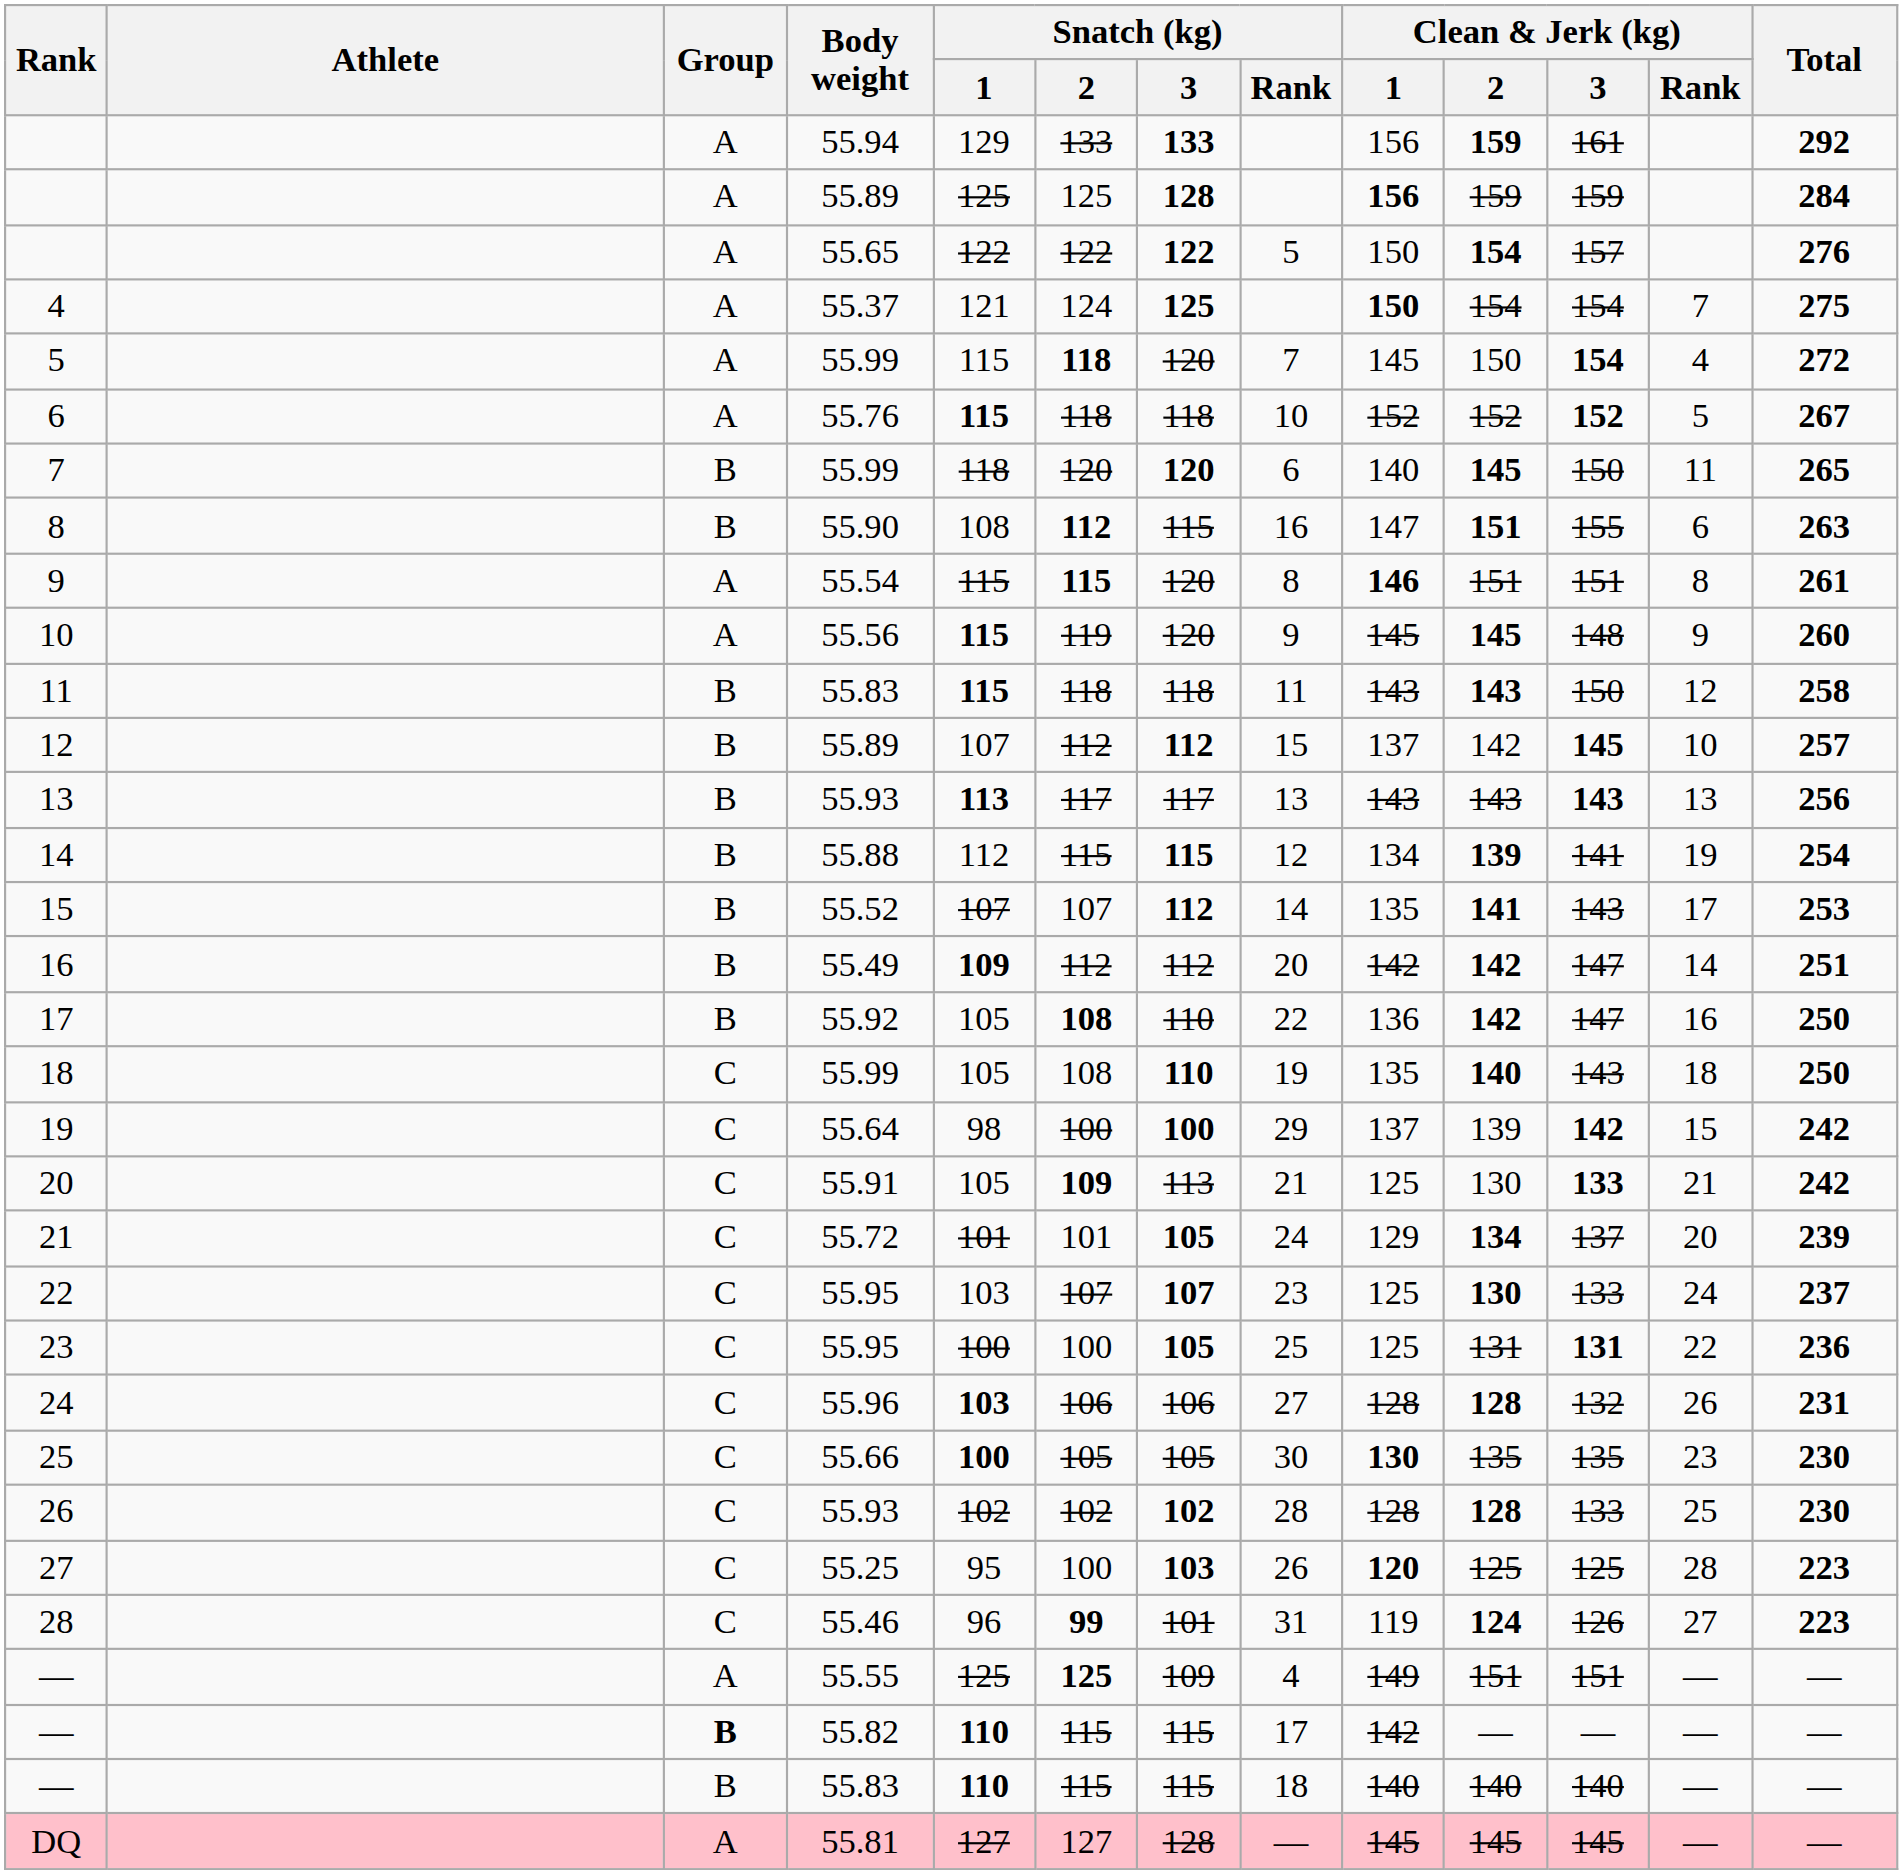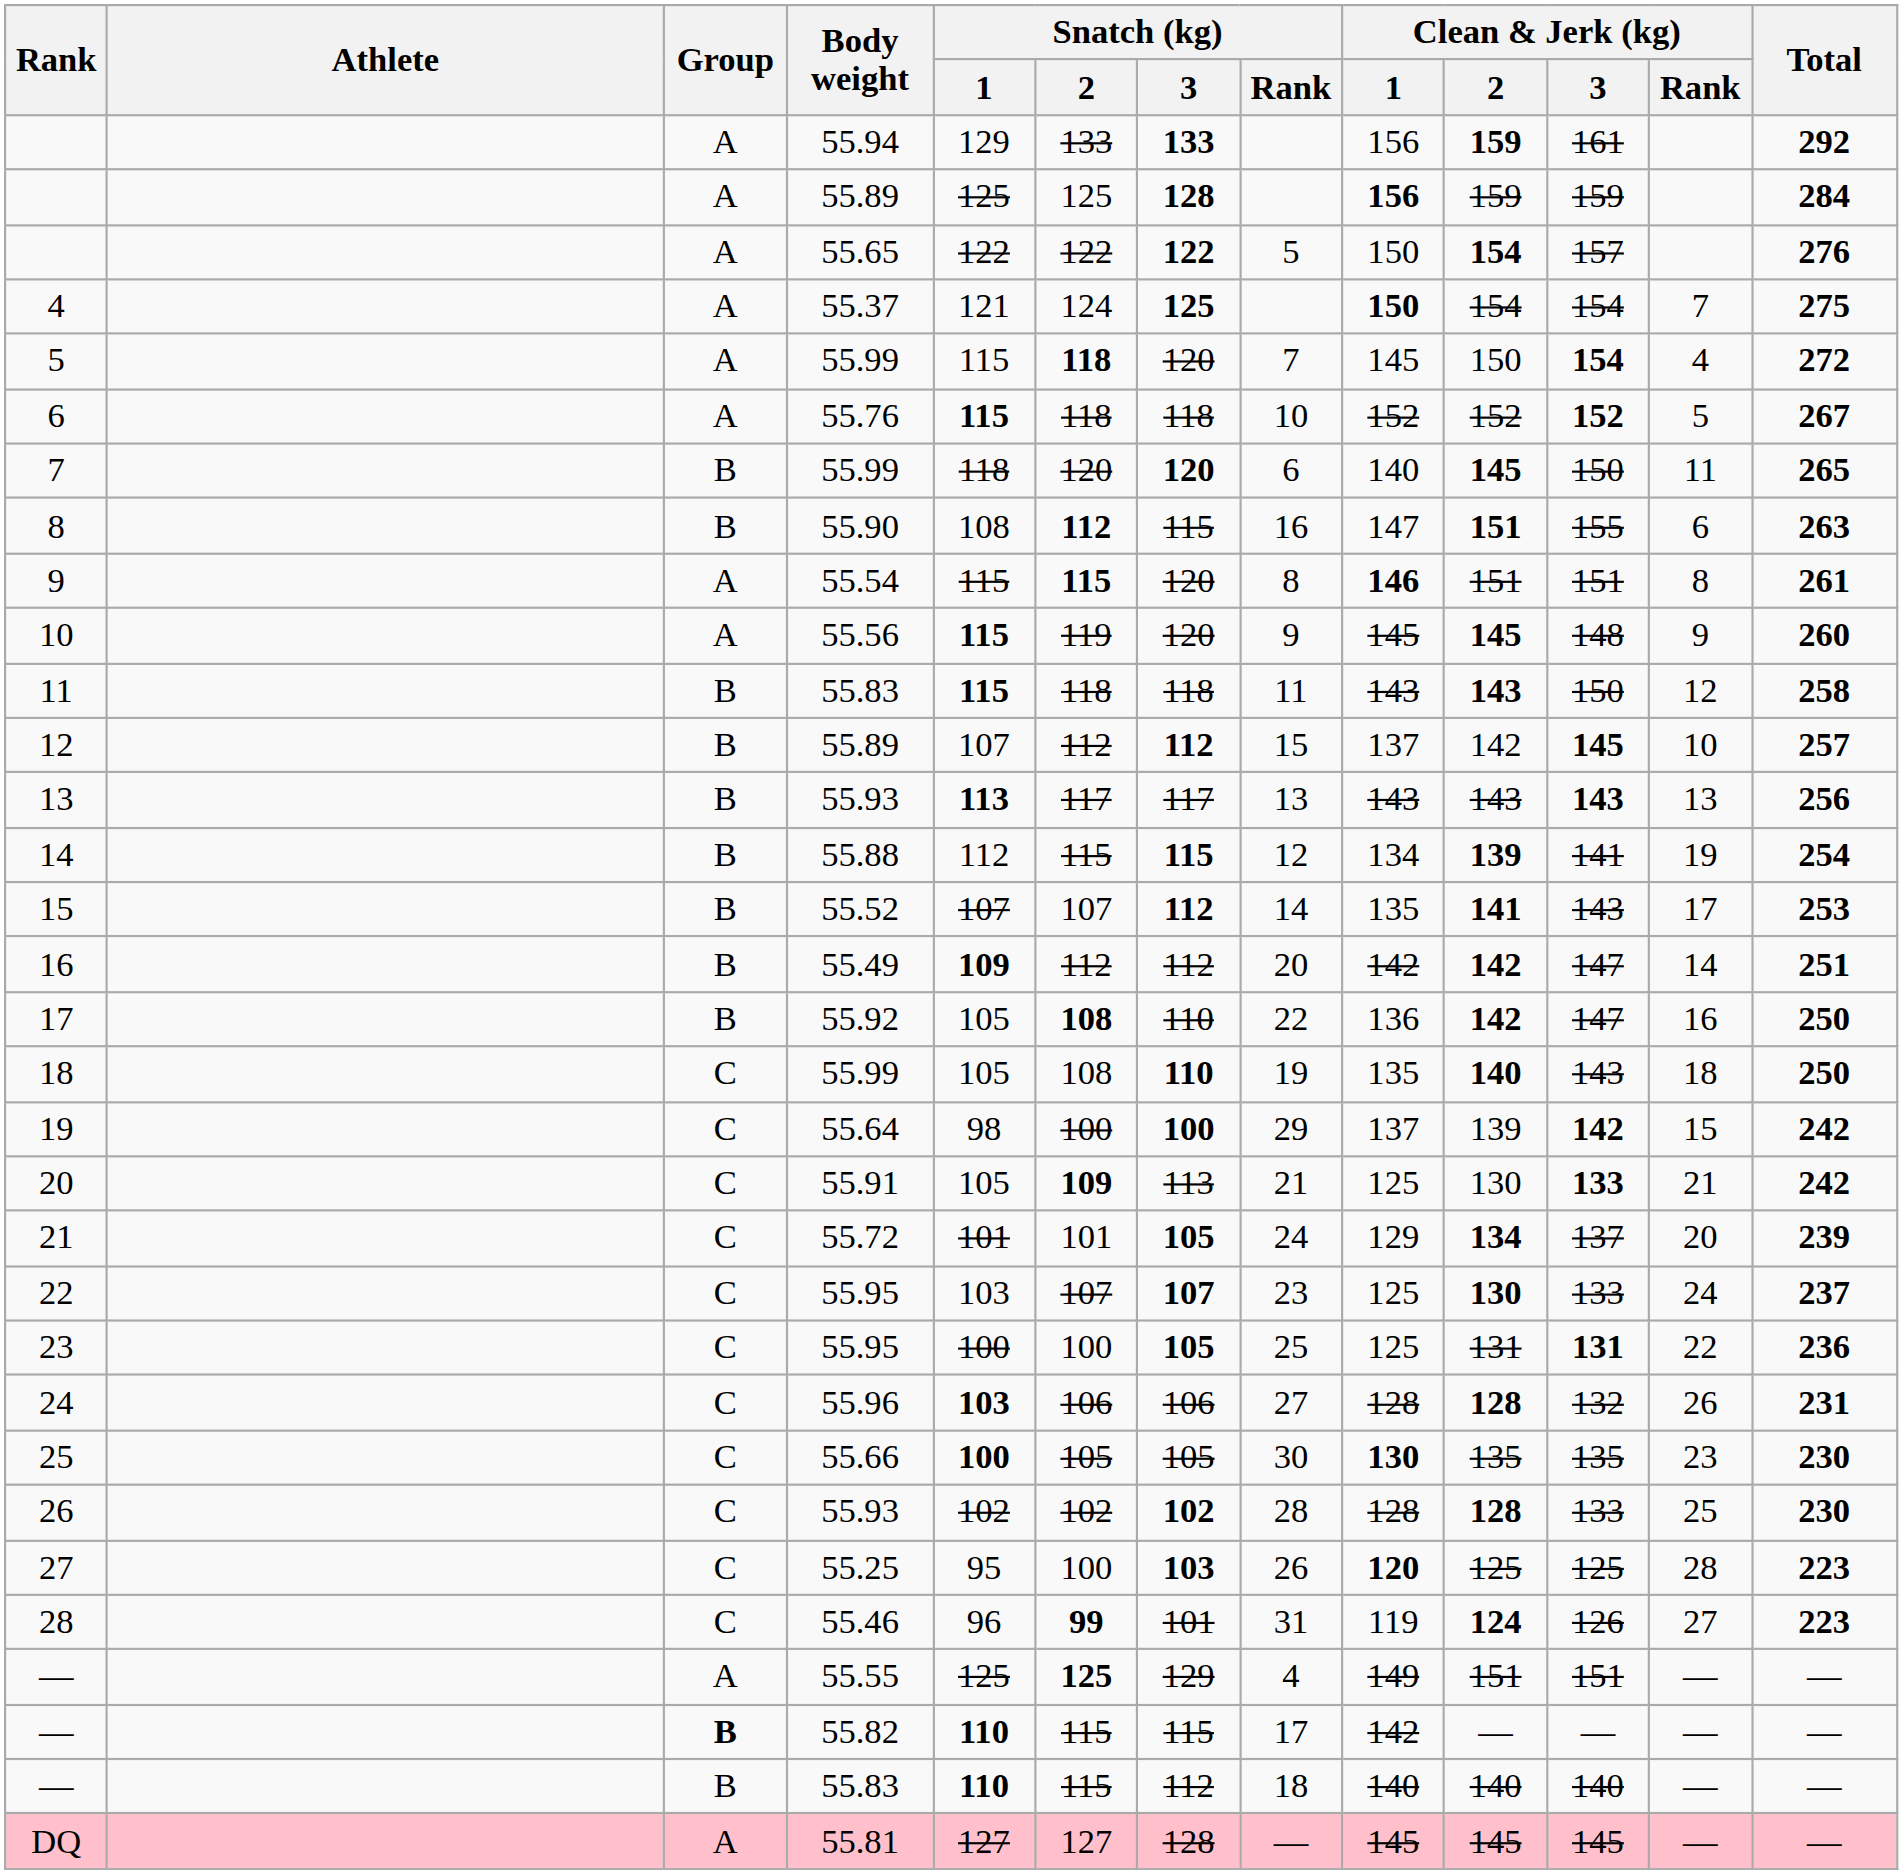(1189, 1676) 109 -> (1189, 1676) 129
(1189, 1785) 115 -> (1189, 1785) 112
